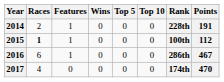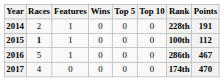(39, 55) 6 -> (39, 55) 5
